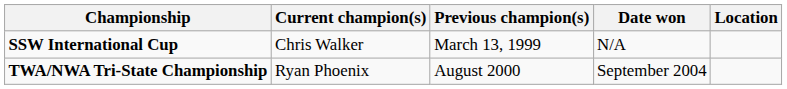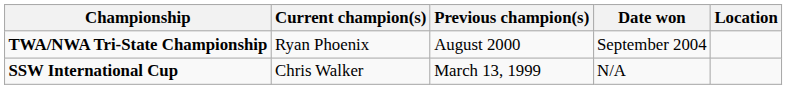rows swapped: (138, 71) <-> (93, 44)
